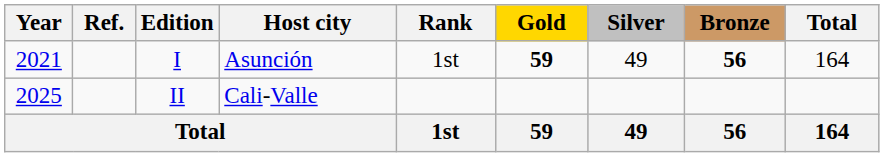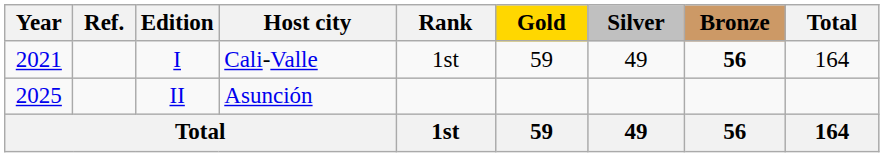(268, 59) Asunción -> (271, 59) Cali-Valle
(541, 59) bold -> (541, 59) normal
(271, 95) Cali-Valle -> (268, 95) Asunción
